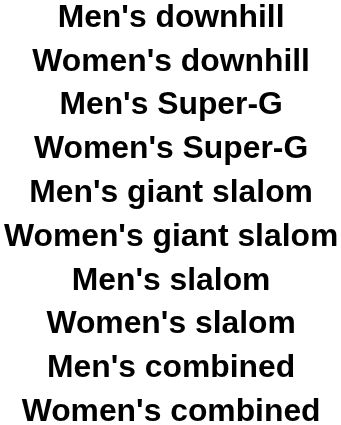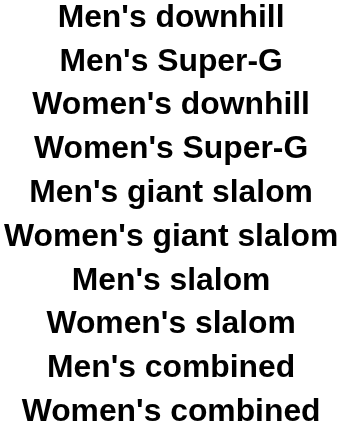rows swapped: (171, 60) <-> (171, 103)
